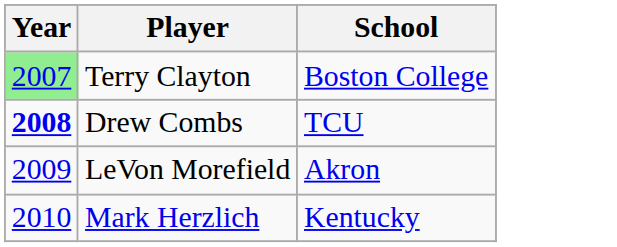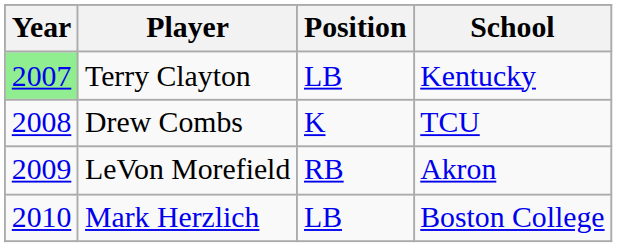+ column: (355, 28)
(396, 75) Boston College -> (478, 75) Kentucky
(42, 122) bold -> (42, 122) normal
(362, 216) Kentucky -> (512, 216) Boston College
